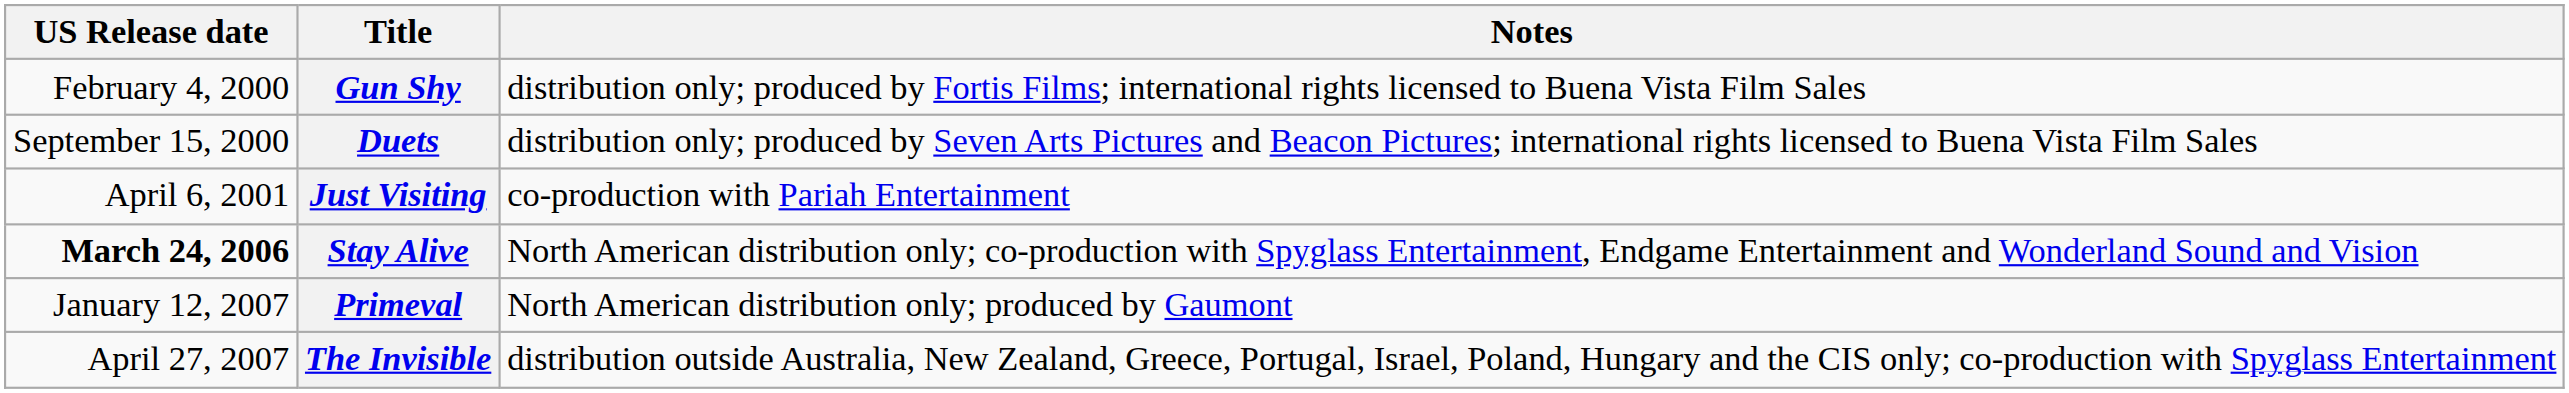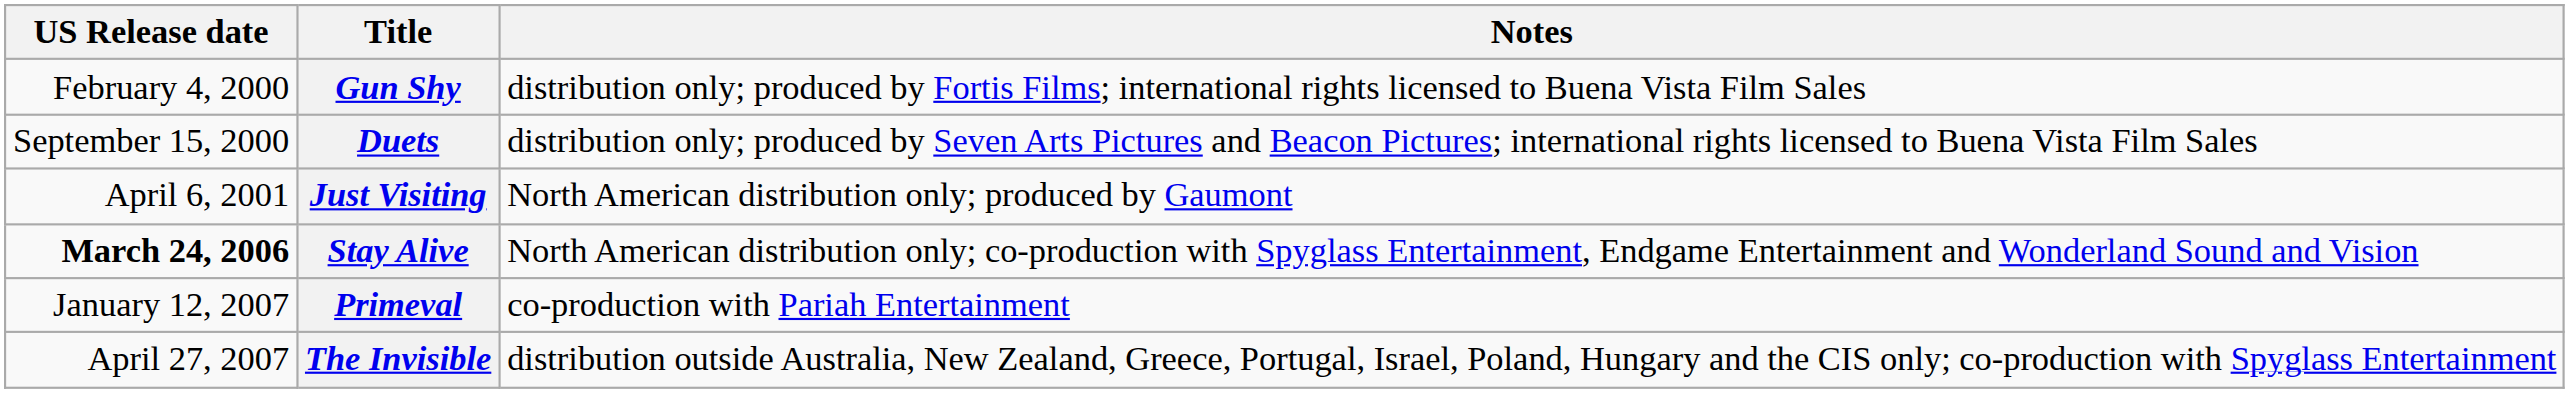(789, 195) co-production with Pariah Entertainment -> (900, 195) North American distribution only; produced by Gaumont
(900, 304) North American distribution only; produced by Gaumont -> (789, 304) co-production with Pariah Entertainment
